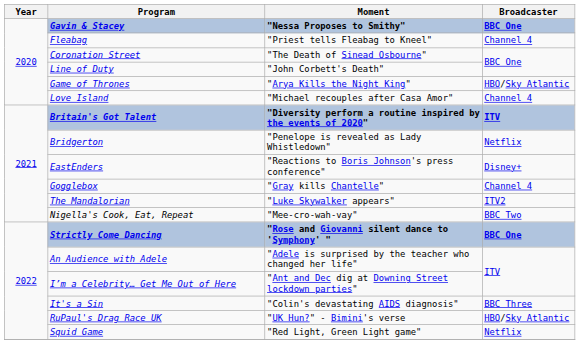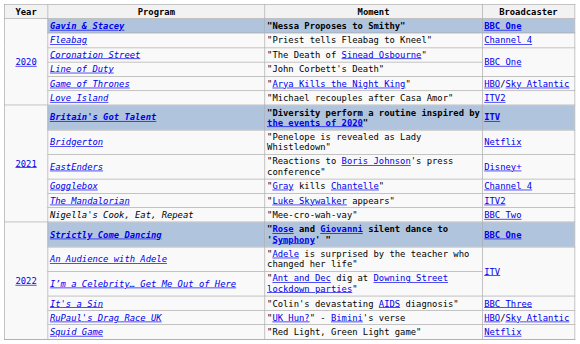(508, 98) Channel 4 -> (495, 98) ITV2
